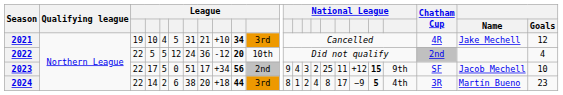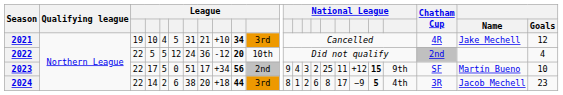(492, 69) Jacob Mechell -> (490, 69) Martín Bueno
(316, 83) 4 -> (316, 83) 6
(490, 83) Martín Bueno -> (492, 83) Jacob Mechell
